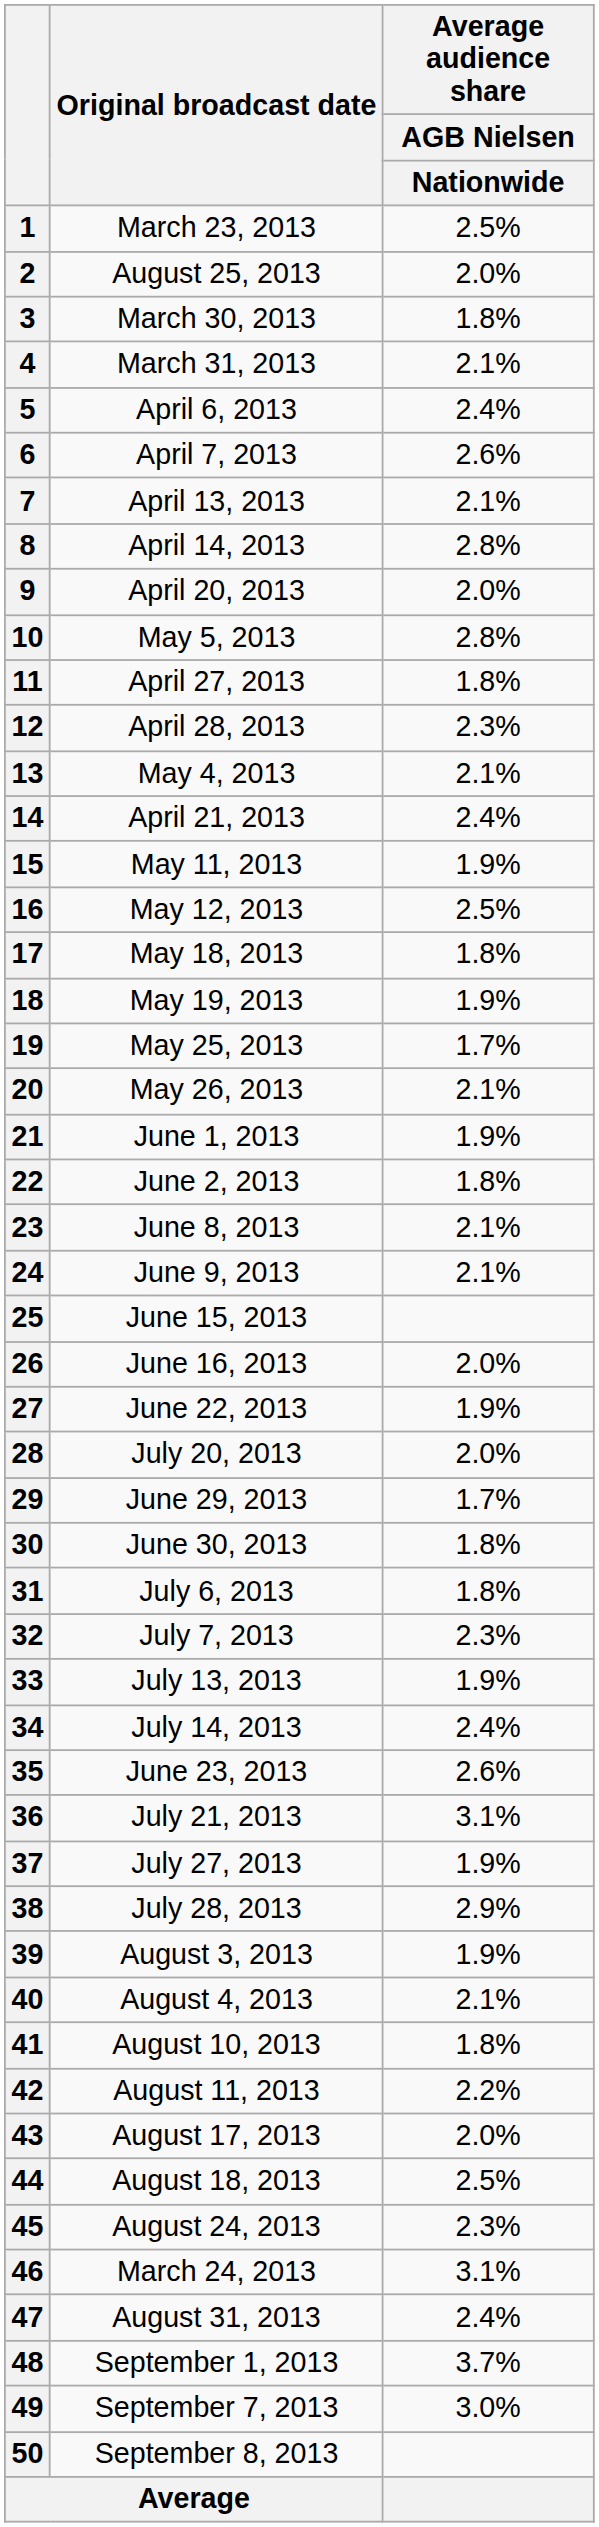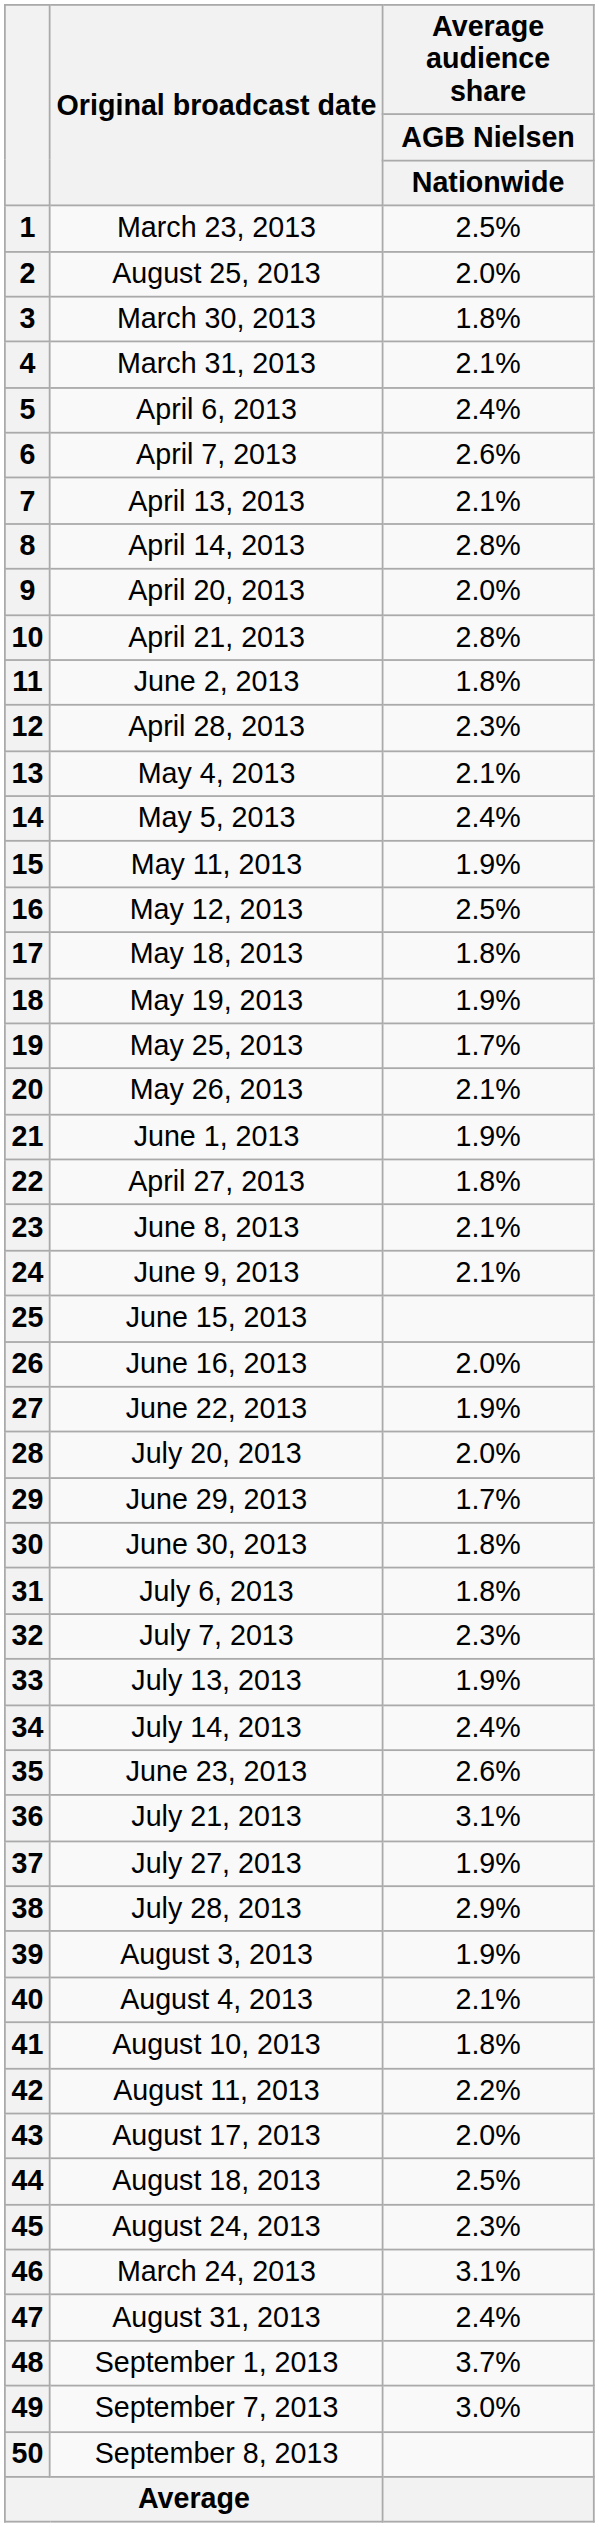(217, 636) May 5, 2013 -> (216, 636) April 21, 2013
(216, 682) April 27, 2013 -> (217, 682) June 2, 2013
(216, 818) April 21, 2013 -> (217, 818) May 5, 2013
(217, 1181) June 2, 2013 -> (216, 1181) April 27, 2013
